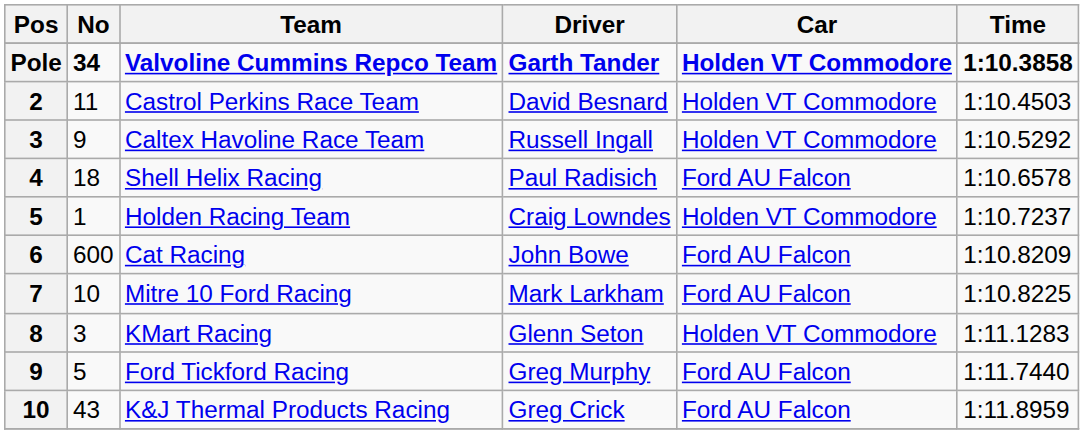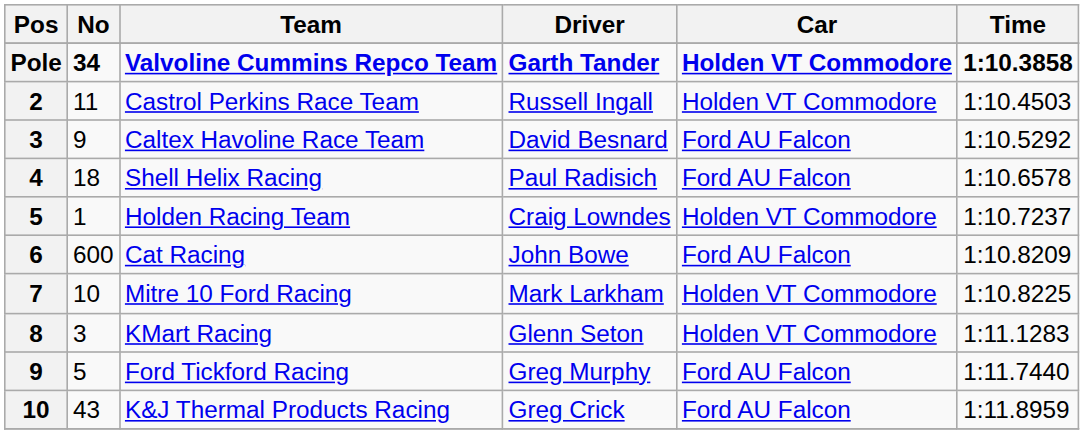(588, 101) David Besnard -> (581, 101) Russell Ingall
(581, 140) Russell Ingall -> (588, 140) David Besnard
(809, 140) Holden VT Commodore -> (766, 140) Ford AU Falcon
(766, 294) Ford AU Falcon -> (809, 294) Holden VT Commodore
